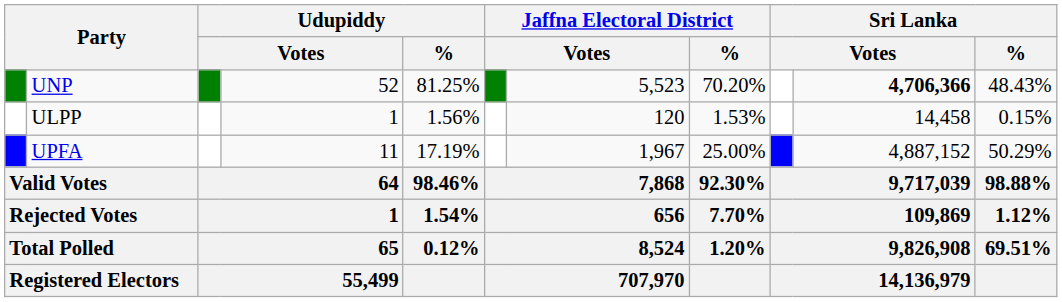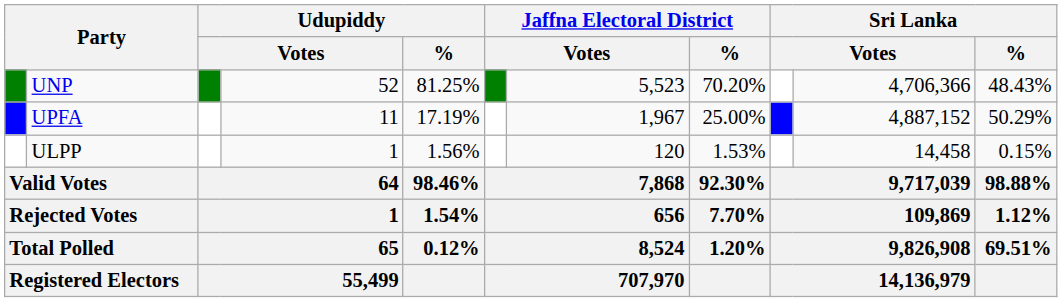(929, 85) bold -> (929, 85) normal
rows swapped: (57, 150) <-> (57, 118)
